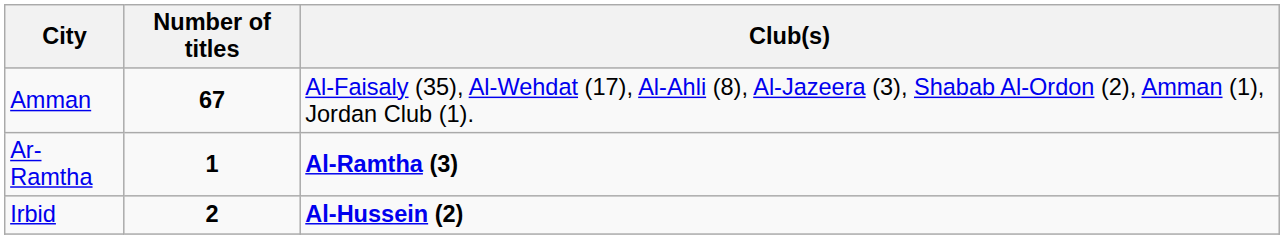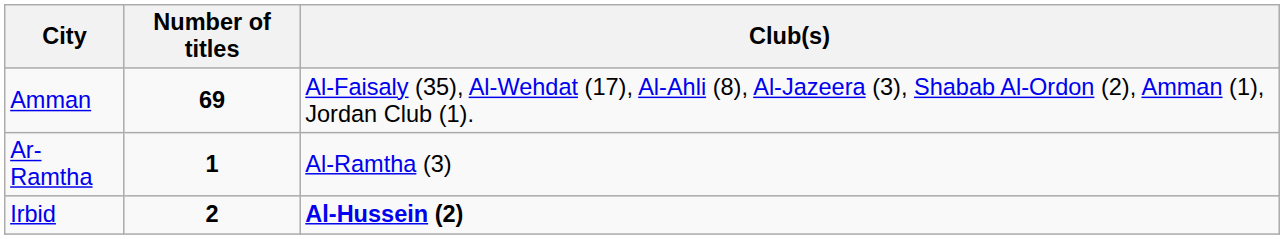(212, 100) 67 -> (212, 100) 69
(382, 163) bold -> (378, 163) normal
